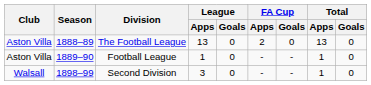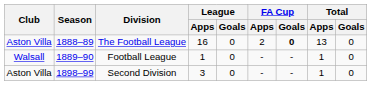(202, 42) 13 -> (202, 42) 16
(292, 42) normal -> (292, 42) bold
(29, 57) Aston Villa -> (29, 57) Walsall
(29, 73) Walsall -> (29, 73) Aston Villa
